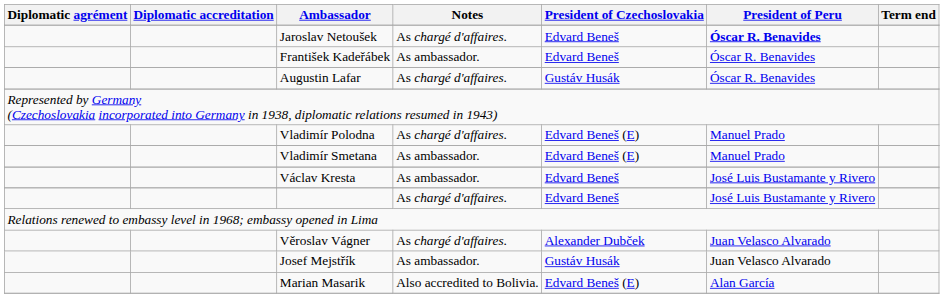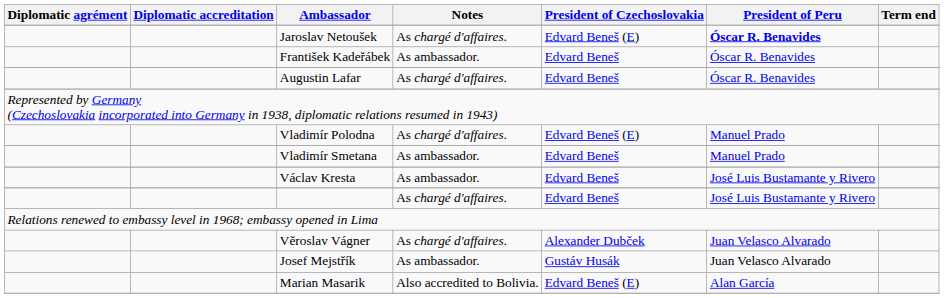(582, 36) Edvard Beneš -> (592, 36) Edvard Beneš (E)
(582, 78) Gustáv Husák -> (582, 78) Edvard Beneš
(592, 156) Edvard Beneš (E) -> (582, 156) Edvard Beneš
